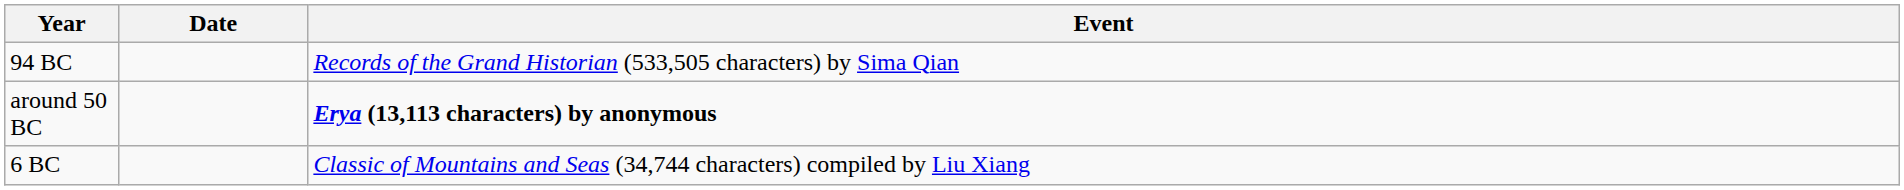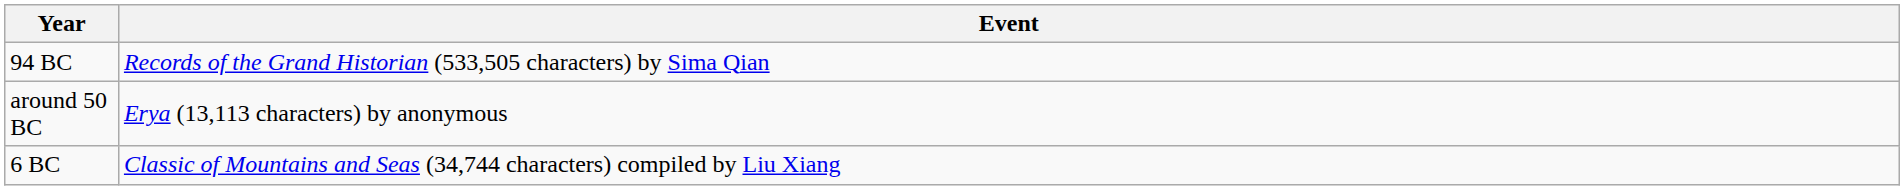- column: (213, 23)
(515, 113) bold -> (316, 113) normal
